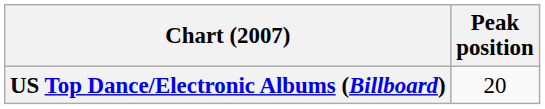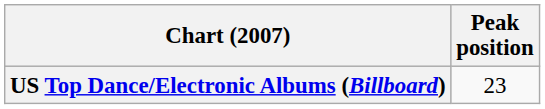(495, 84) 20 -> (495, 84) 23
